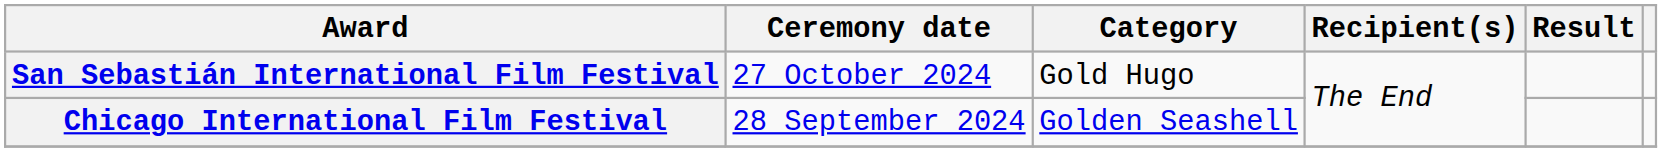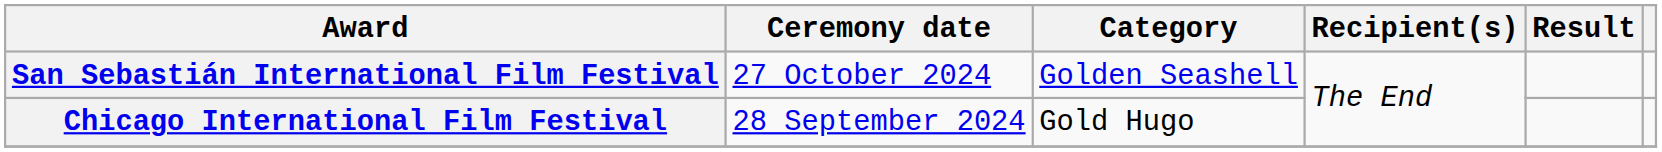(1117, 75) Gold Hugo -> (1169, 75) Golden Seashell
(1169, 122) Golden Seashell -> (1117, 122) Gold Hugo
